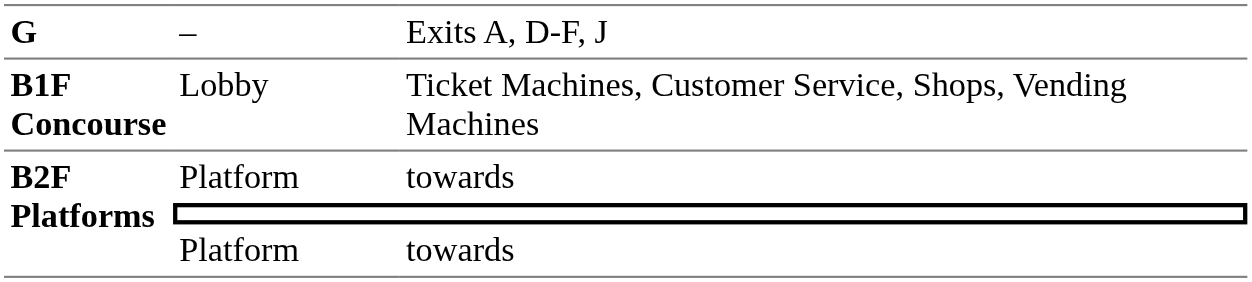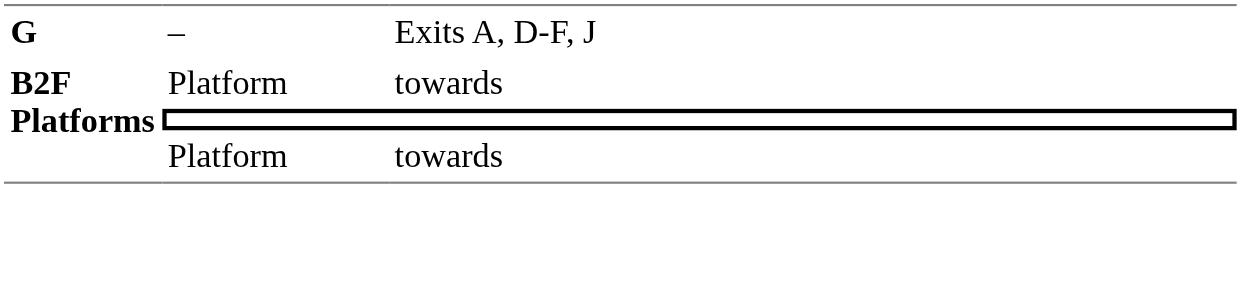- row: (224, 84)
